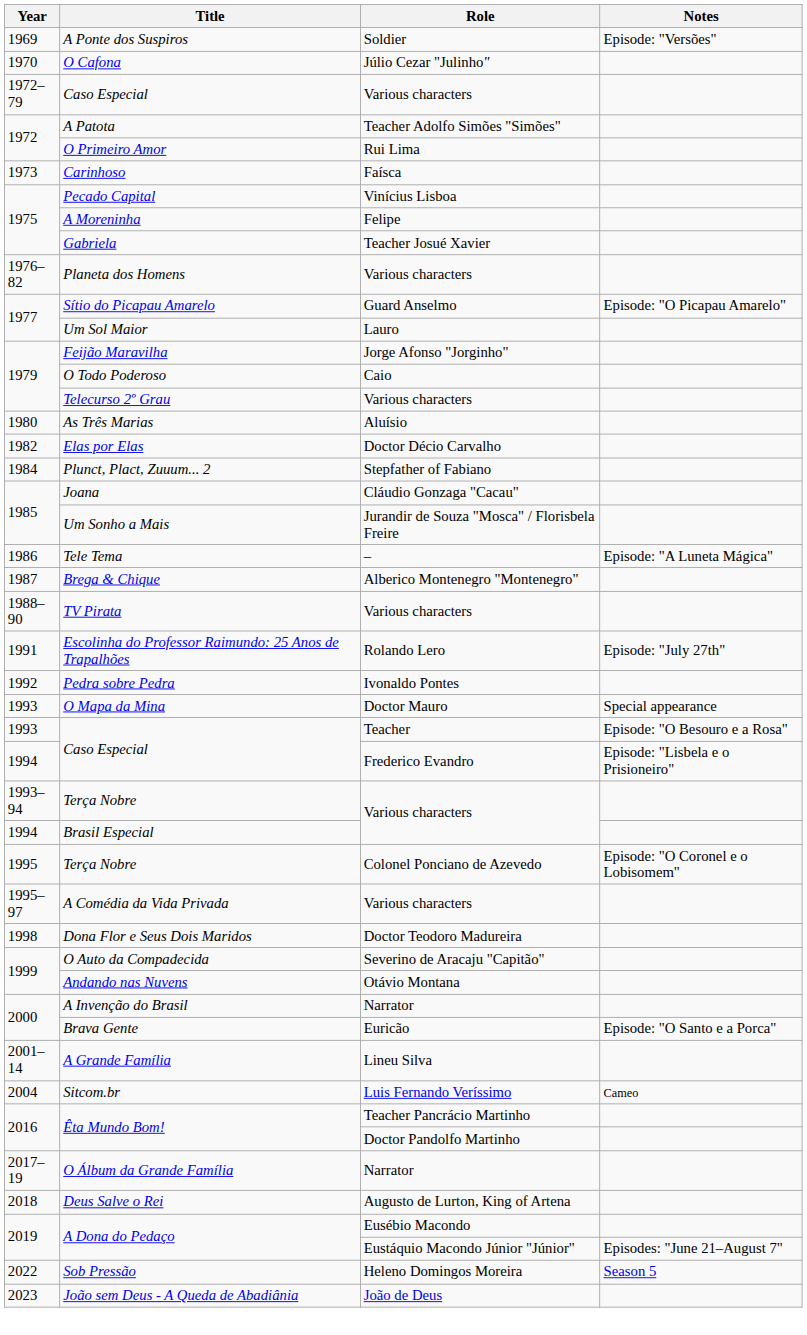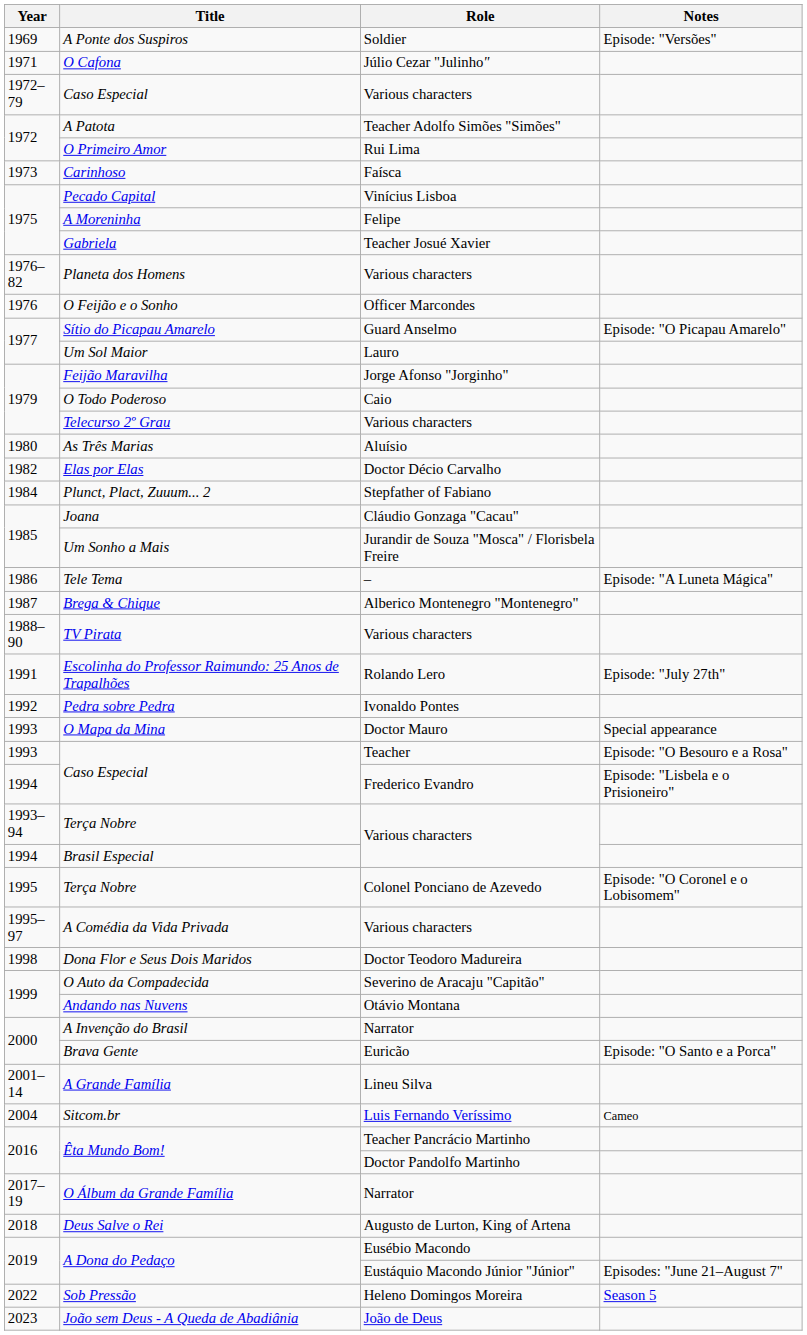(23, 62) 1970 -> (23, 62) 1971
+ row: (120, 306)
